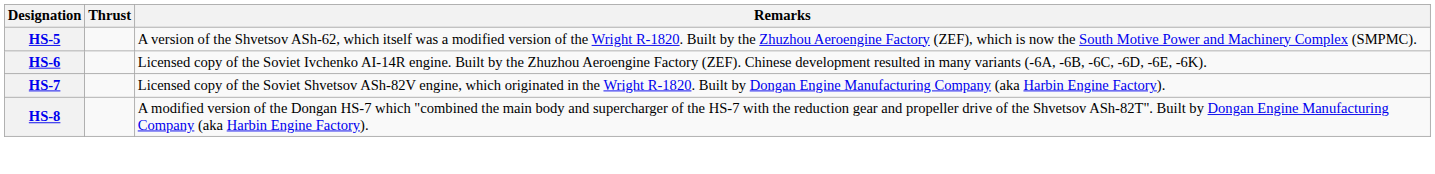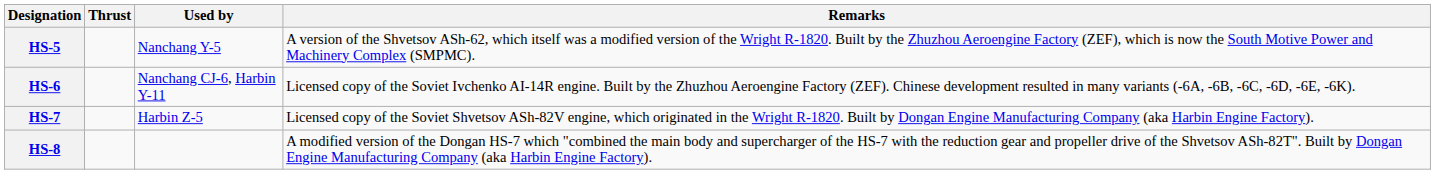+ column: (209, 16)
